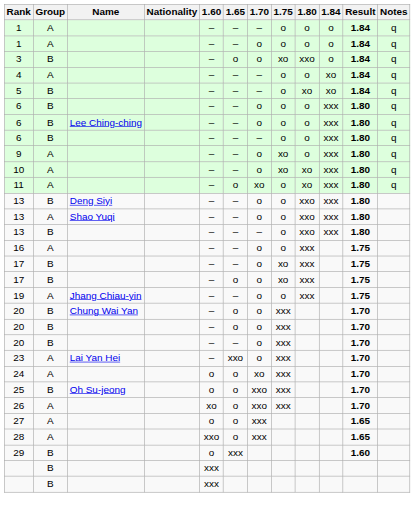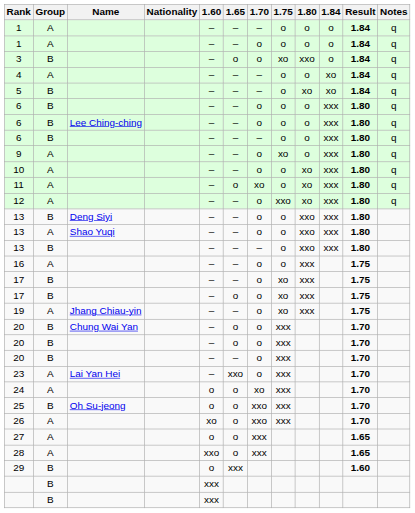(283, 169) xo -> (283, 169) o
+ row: (19, 201)
(283, 295) o -> (283, 311) xo
